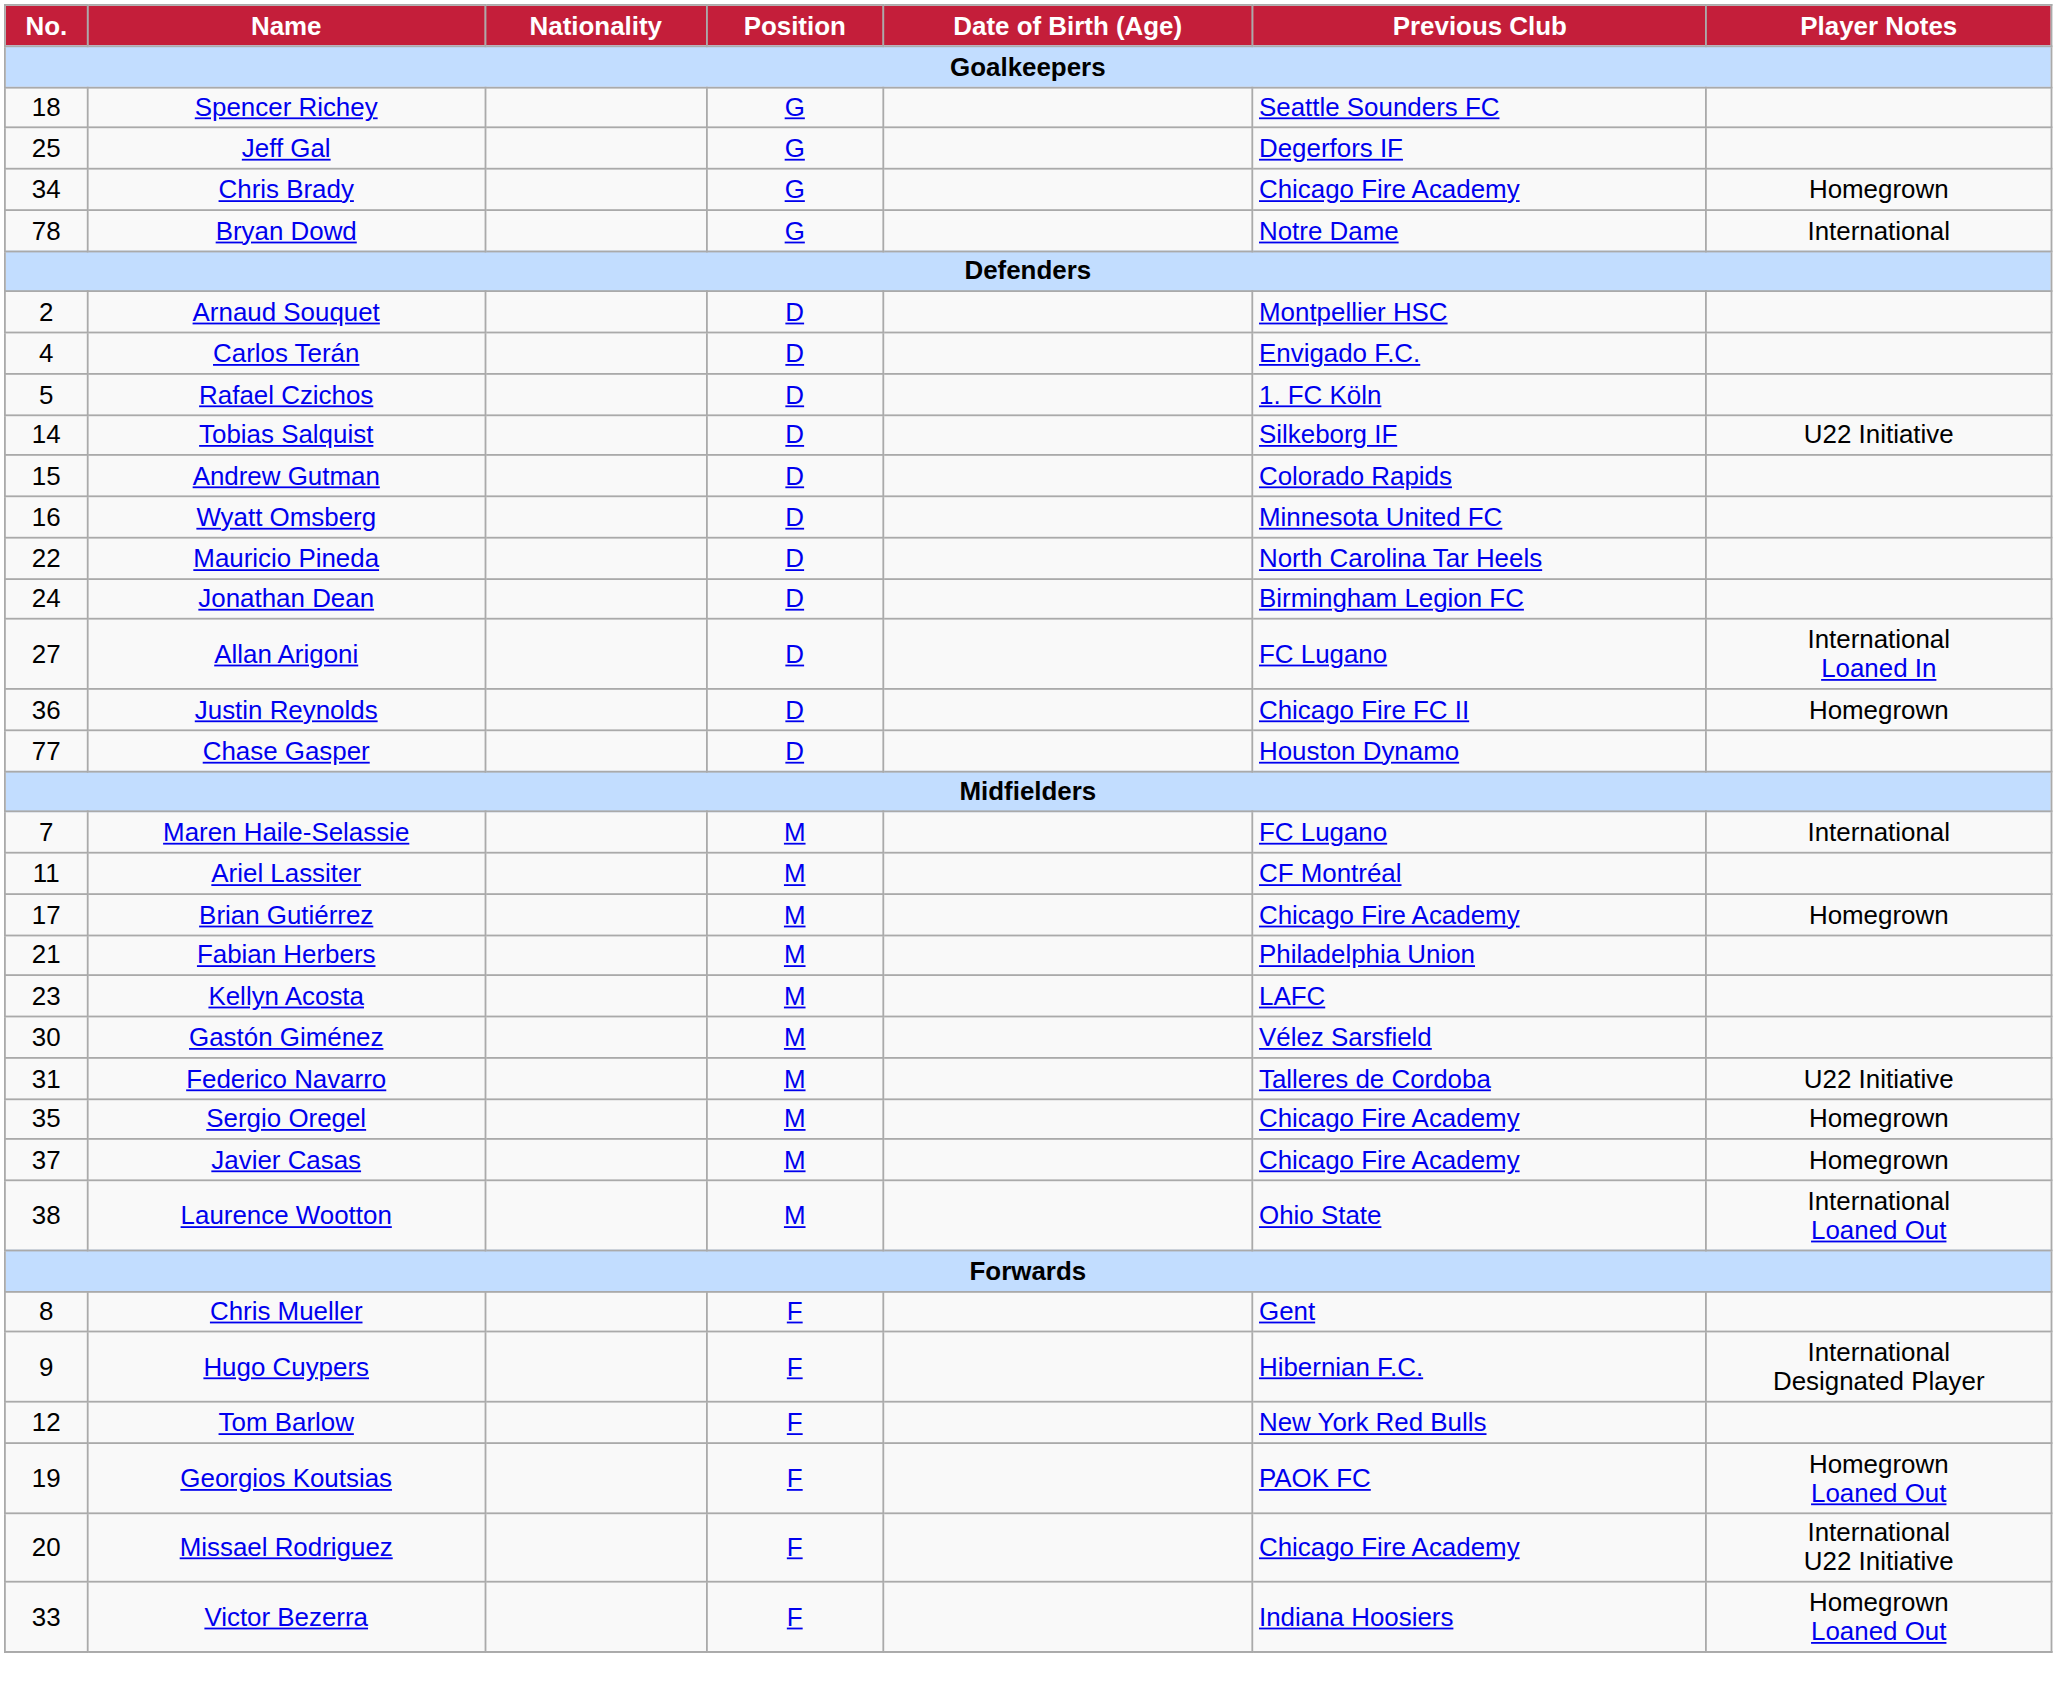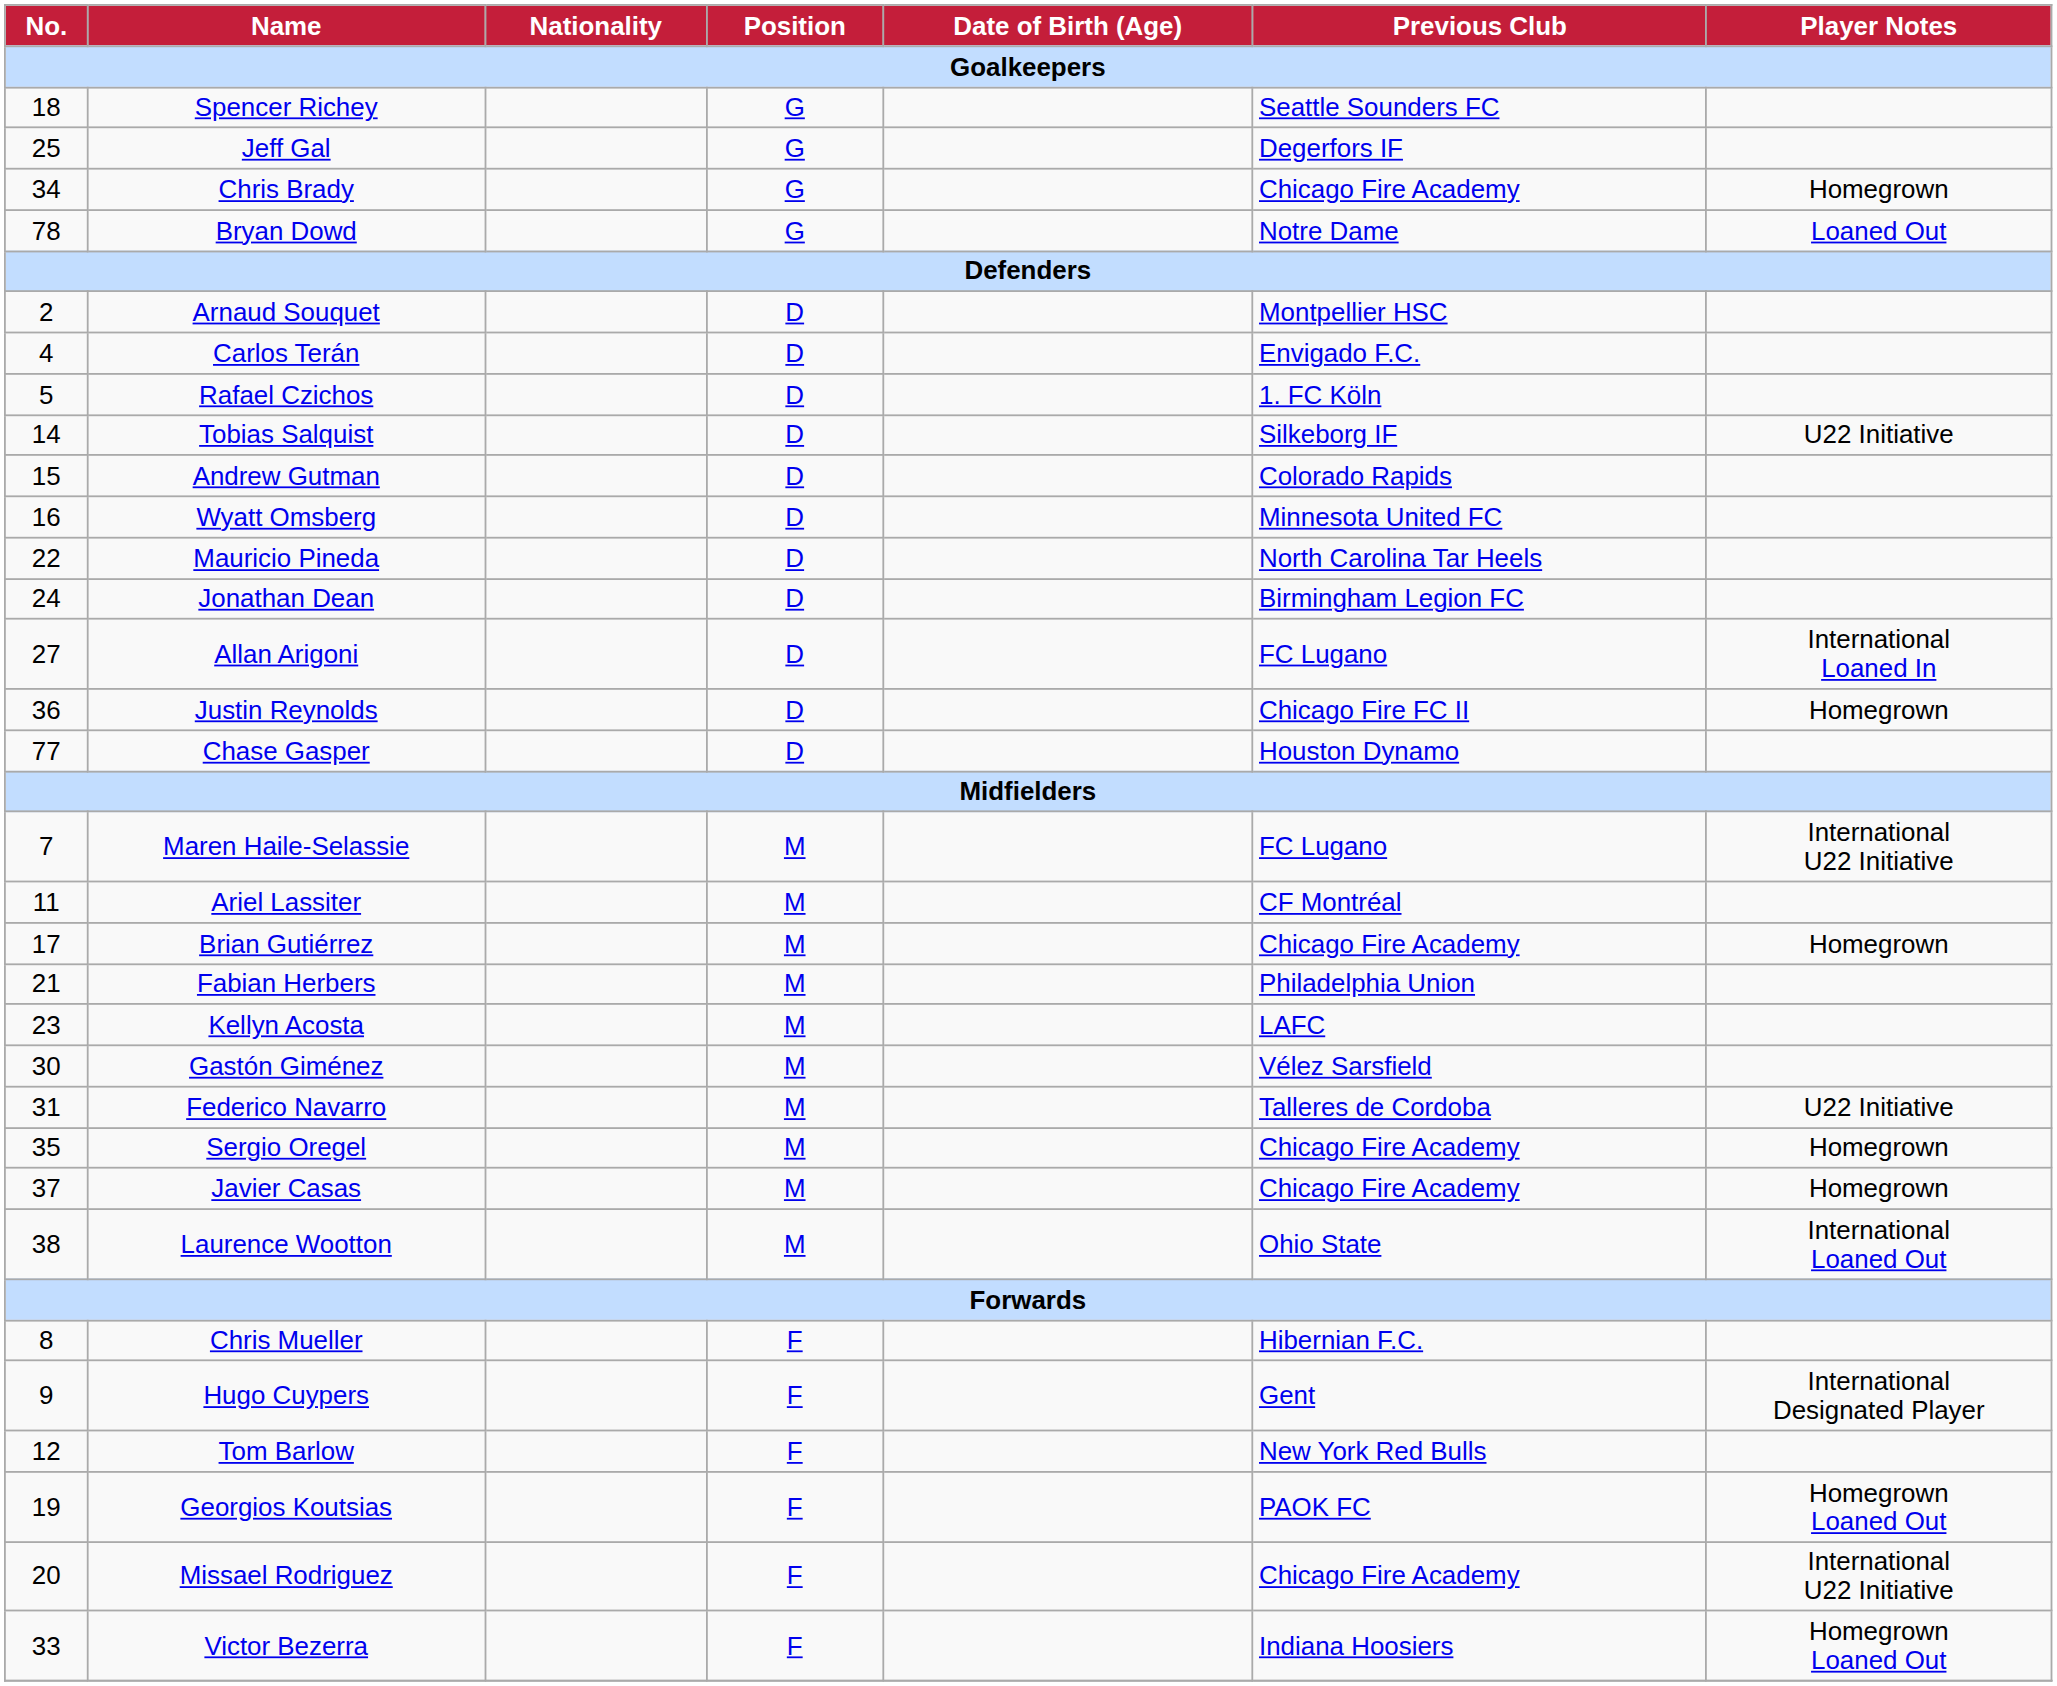(1879, 231) International -> (1879, 231) Loaned Out
(1879, 833) International -> (1879, 847) International U22 Initiative
(1287, 1312) Gent -> (1341, 1341) Hibernian F.C.
(1341, 1367) Hibernian F.C. -> (1287, 1396) Gent
